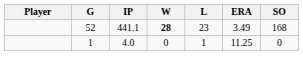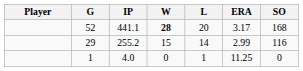(204, 27) 23 -> (204, 27) 20
(242, 27) 3.49 -> (242, 27) 3.17
+ row: (90, 43)
